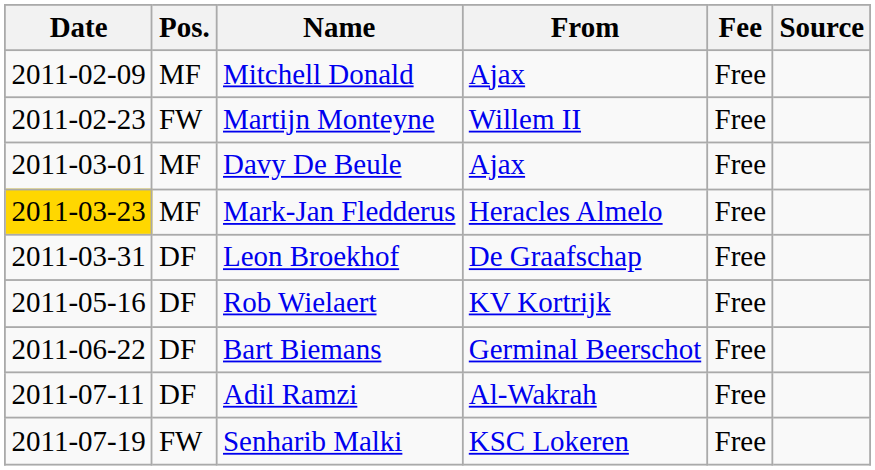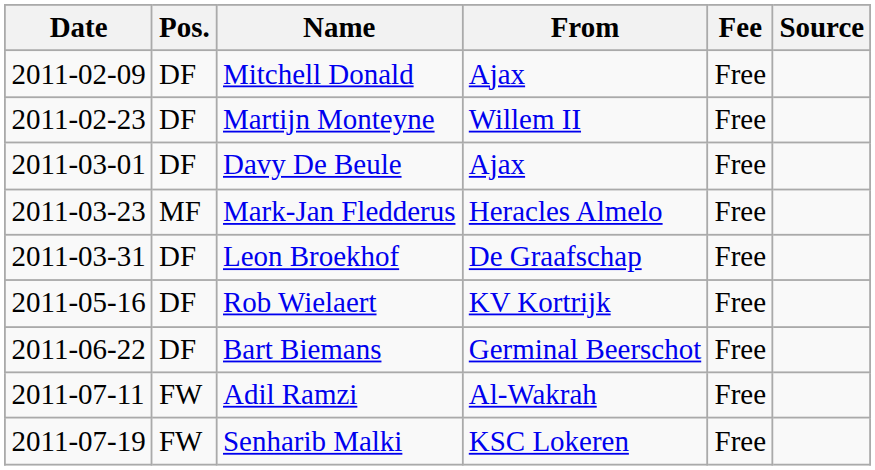(180, 73) MF -> (177, 73) DF
(181, 119) FW -> (177, 119) DF
(180, 165) MF -> (177, 165) DF
(79, 211) gold background -> (79, 211) no background
(177, 394) DF -> (181, 394) FW
